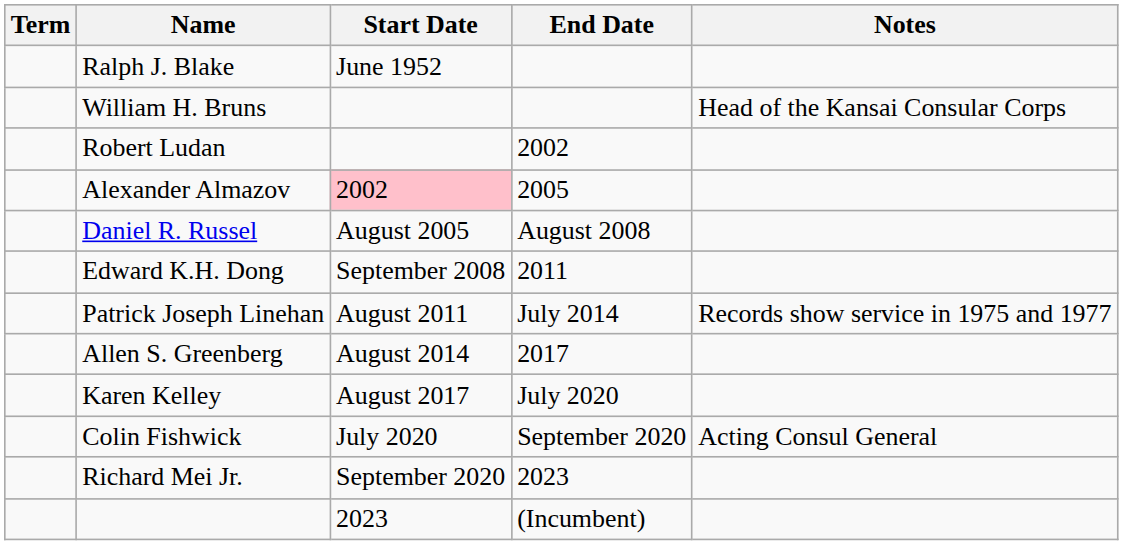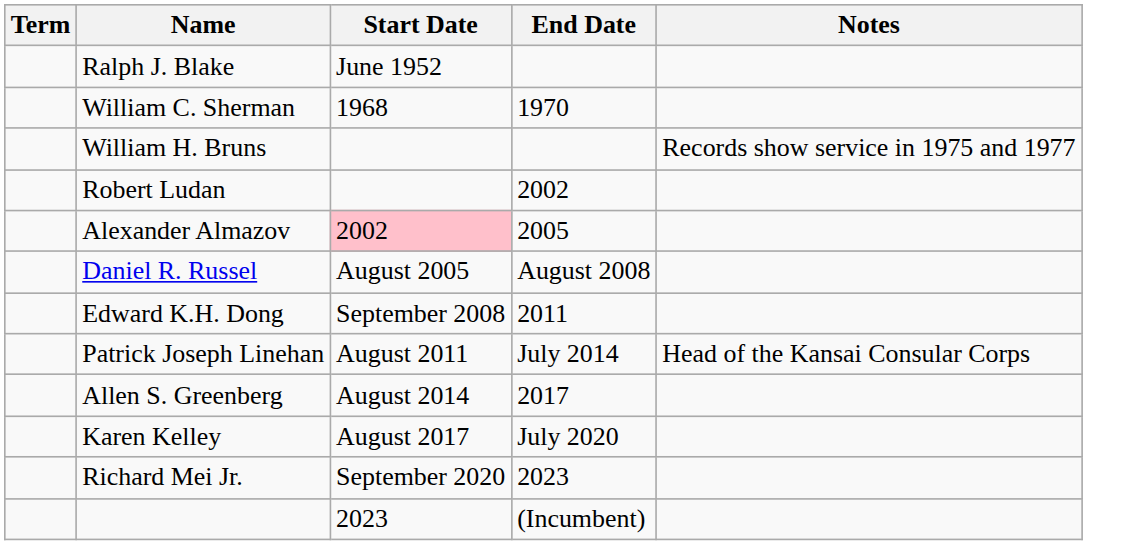+ row: (189, 107)
(882, 107) Head of the Kansai Consular Corps -> (869, 148) Records show service in 1975 and 1977
(905, 312) Records show service in 1975 and 1977 -> (846, 353) Head of the Kansai Consular Corps
- row: (162, 436)
